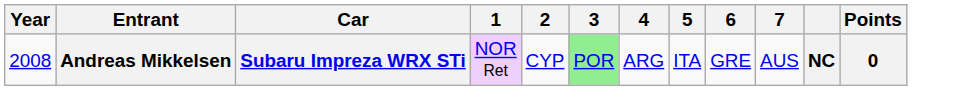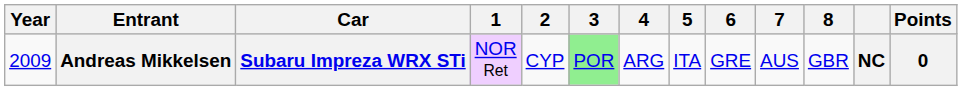+ column: (828, 19)
(30, 59) 2008 -> (30, 59) 2009
